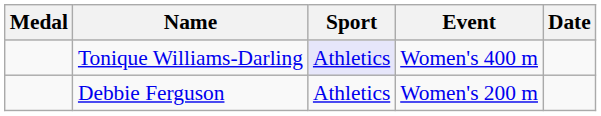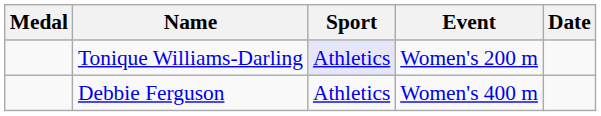(469, 57) Women's 400 m -> (469, 57) Women's 200 m
(469, 93) Women's 200 m -> (469, 93) Women's 400 m
